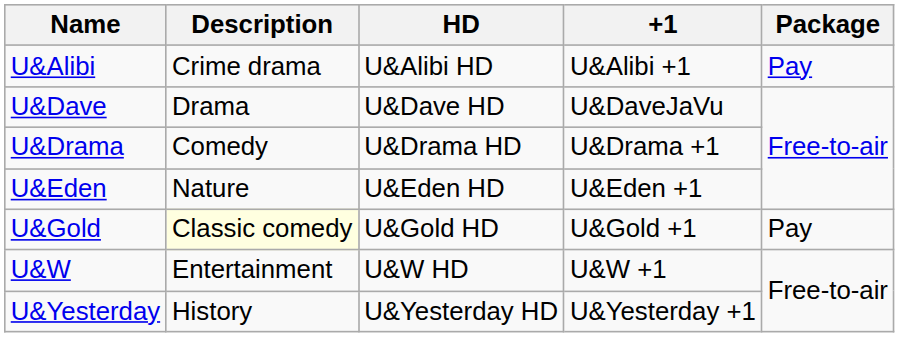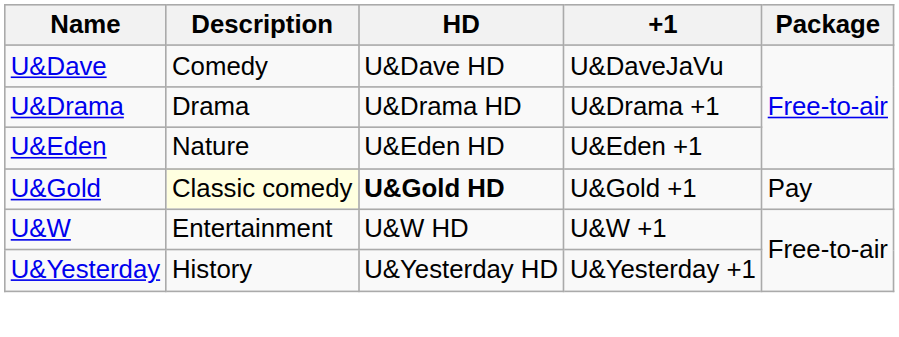- row: (53, 65)
(211, 106) Drama -> (220, 65) Comedy
(220, 147) Comedy -> (211, 106) Drama
(432, 229) normal -> (434, 188) bold
